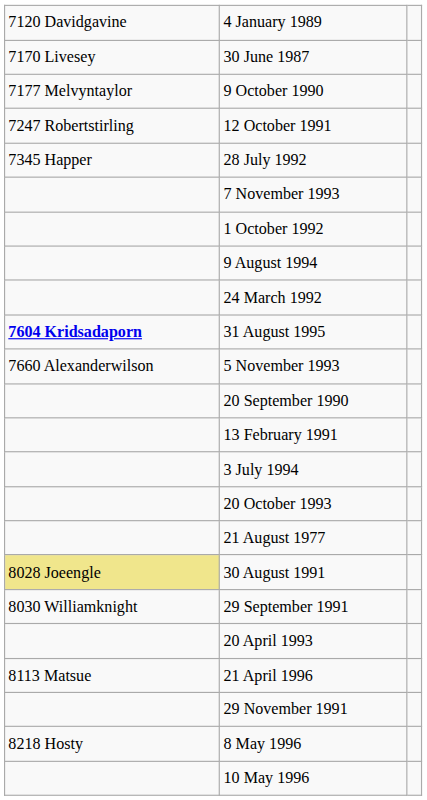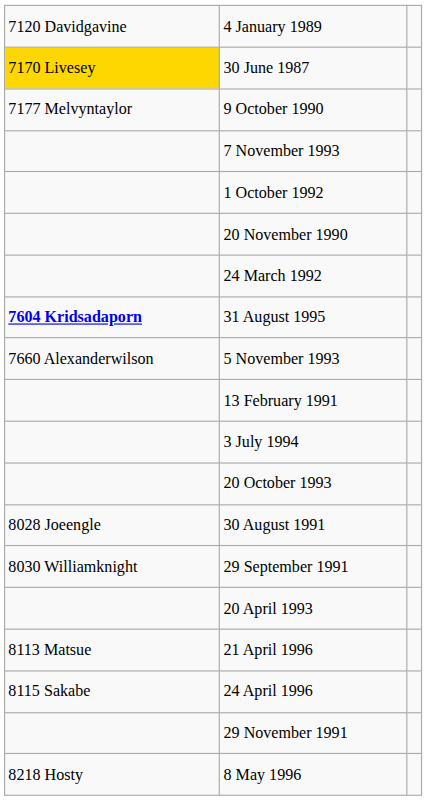(52, 57) no background -> (52, 67) gold background
- row: (278, 125)
- row: (265, 160)
- row: (270, 263)
+ row: (286, 234)
- row: (286, 400)
- row: (274, 537)
(55, 572) khaki background -> (55, 525) no background
+ row: (268, 691)
- row: (266, 778)
